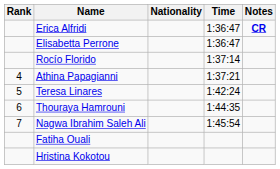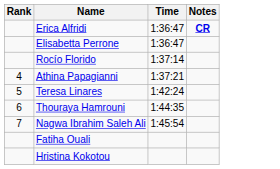- column: (176, 12)
